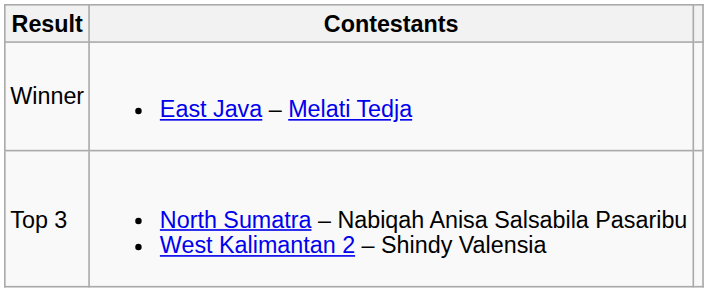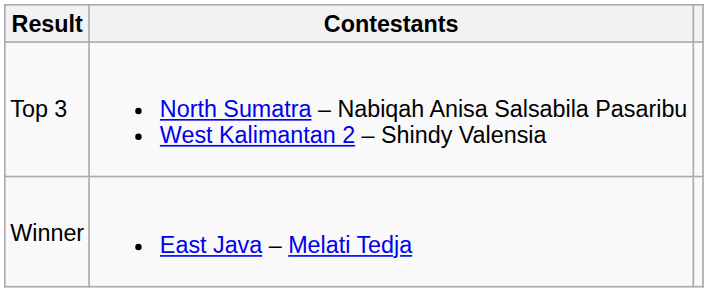rows swapped: (47, 97) <-> (39, 219)
